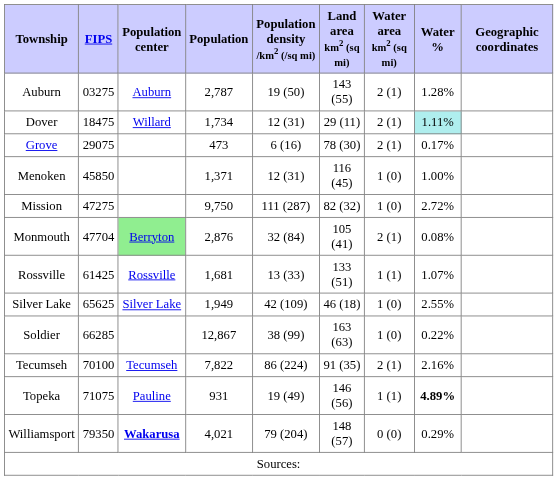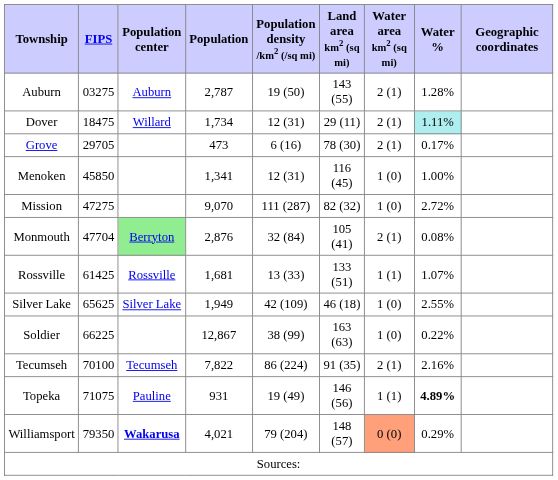(98, 145) 29075 -> (98, 145) 29705
(219, 175) 1,371 -> (219, 175) 1,341
(219, 206) 9,750 -> (219, 206) 9,070
(98, 334) 66285 -> (98, 334) 66225
(389, 433) no background -> (389, 433) lightsalmon background
